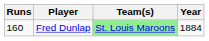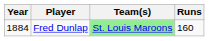columns swapped: (191, 12) <-> (19, 12)
